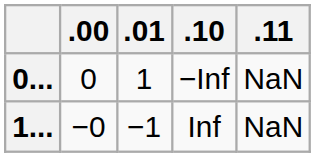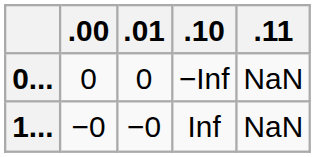(144, 78) 1 -> (144, 78) 0
(144, 126) −1 -> (144, 126) −0
